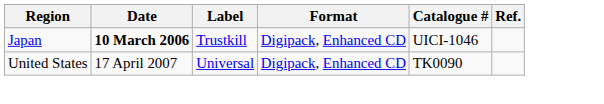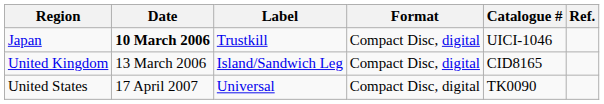(333, 39) Digipack, Enhanced CD -> (415, 39) Compact Disc, digital
+ row: (58, 63)
(333, 63) Digipack, Enhanced CD -> (415, 87) Compact Disc, digital
